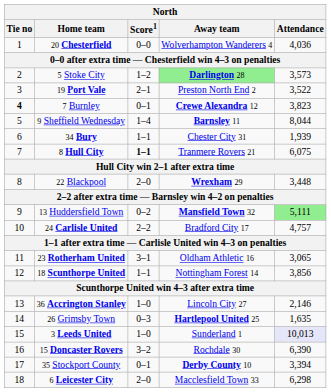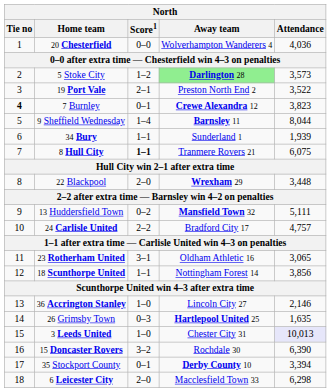(217, 136) Chester City 31 -> (217, 136) Sunderland 1
(300, 212) lightgreen background -> (300, 212) no background
(217, 334) Sunderland 1 -> (217, 334) Chester City 31
